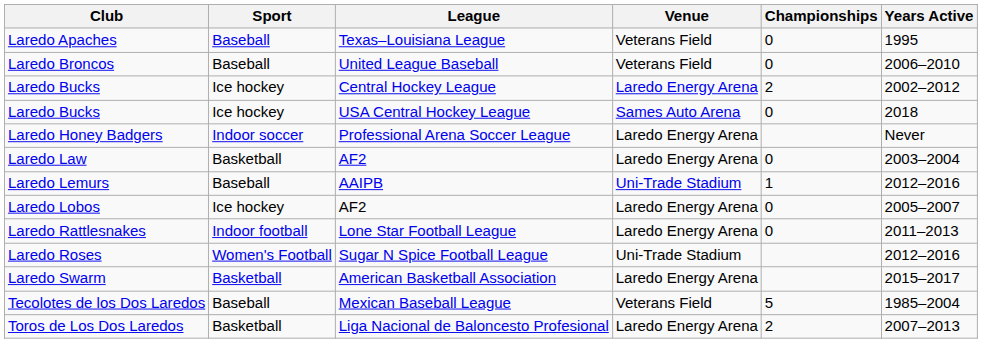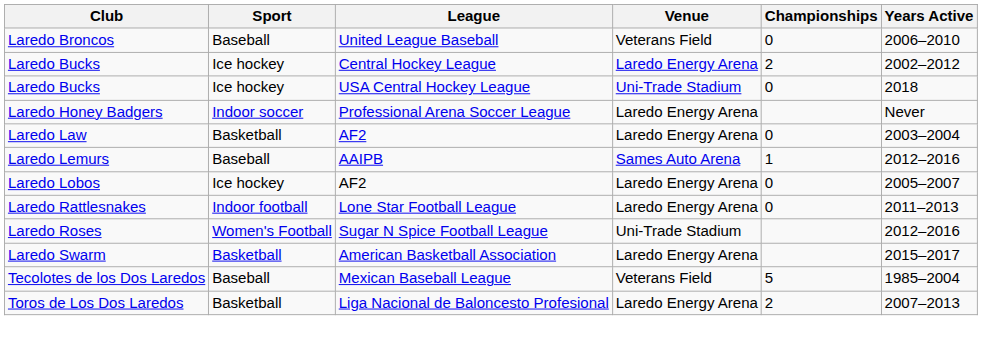- row: (62, 40)
(678, 111) Sames Auto Arena -> (679, 87) Uni-Trade Stadium
(679, 183) Uni-Trade Stadium -> (678, 159) Sames Auto Arena
